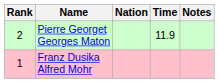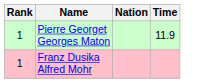- column: (197, 12)
(20, 35) 2 -> (20, 35) 1
